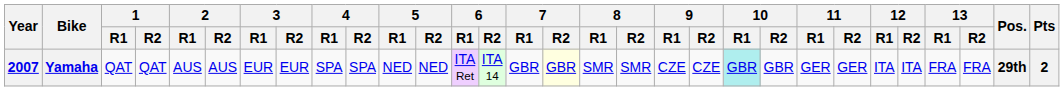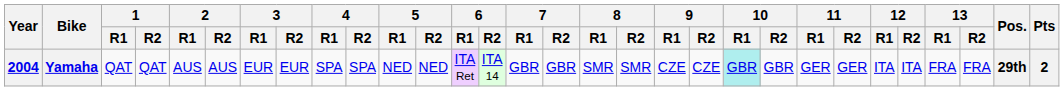(23, 68) 2007 -> (23, 68) 2004
(561, 68) lightyellow background -> (561, 68) no background
